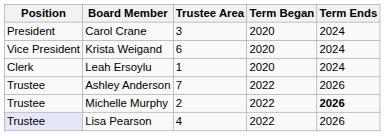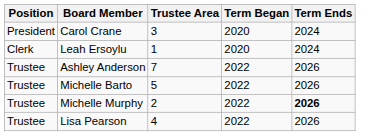- row: (124, 49)
+ row: (96, 85)
(26, 121) lavender background -> (26, 121) no background
